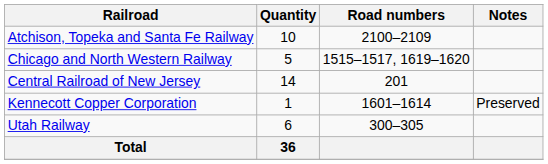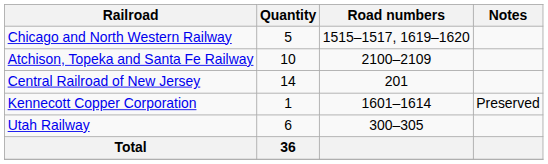rows swapped: (131, 37) <-> (120, 59)
